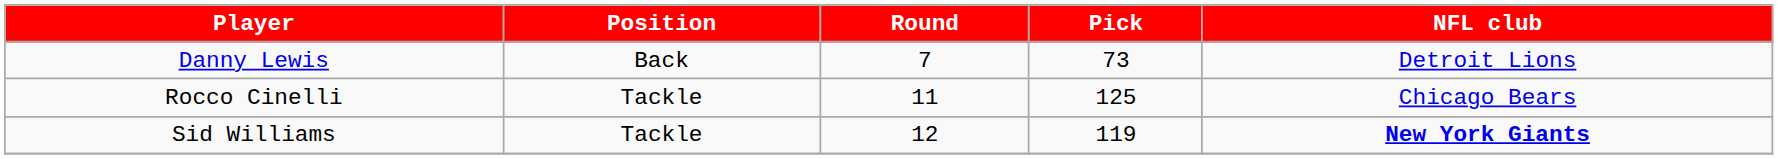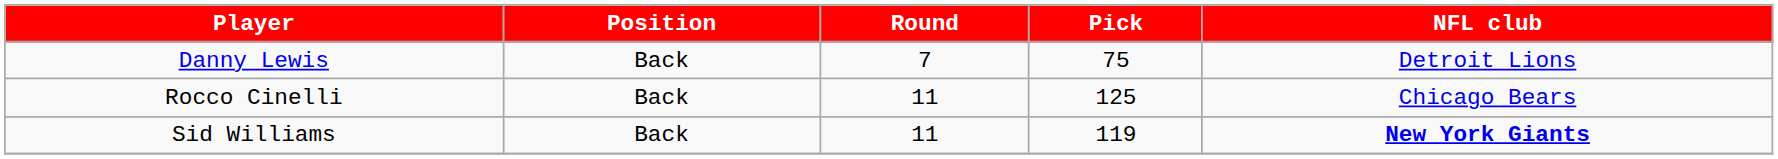(1116, 60) 73 -> (1116, 60) 75
(662, 98) Tackle -> (662, 98) Back
(662, 135) Tackle -> (662, 135) Back
(925, 135) 12 -> (925, 135) 11
